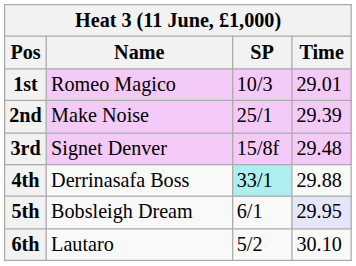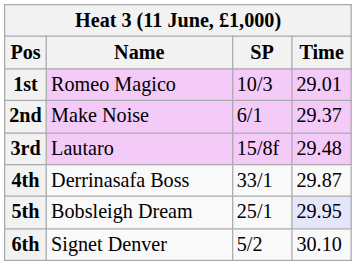(255, 116) 25/1 -> (250, 116) 6/1
(319, 116) 29.39 -> (319, 116) 29.37
(109, 148) Signet Denver -> (82, 148) Lautaro
(255, 180) paleturquoise background -> (255, 180) no background
(319, 180) 29.88 -> (319, 180) 29.87
(250, 212) 6/1 -> (255, 212) 25/1
(82, 244) Lautaro -> (109, 244) Signet Denver
